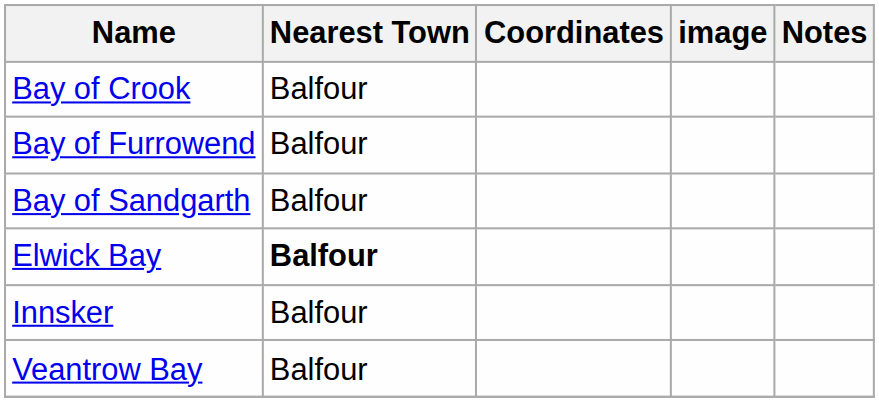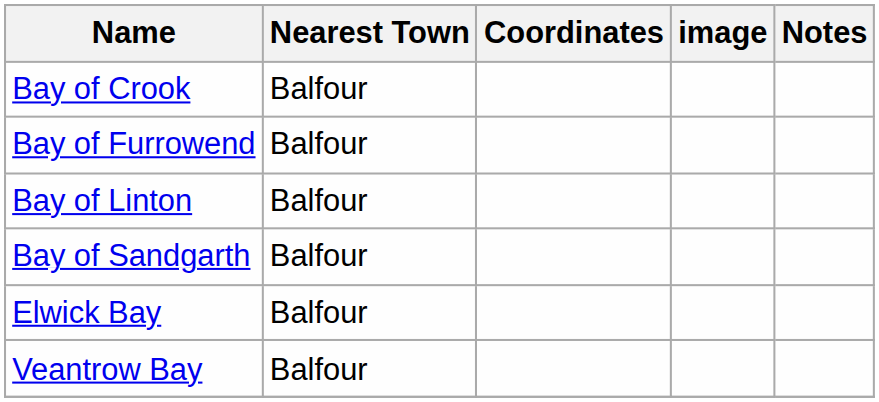+ row: (102, 200)
(324, 256) bold -> (319, 312) normal
- row: (63, 312)
